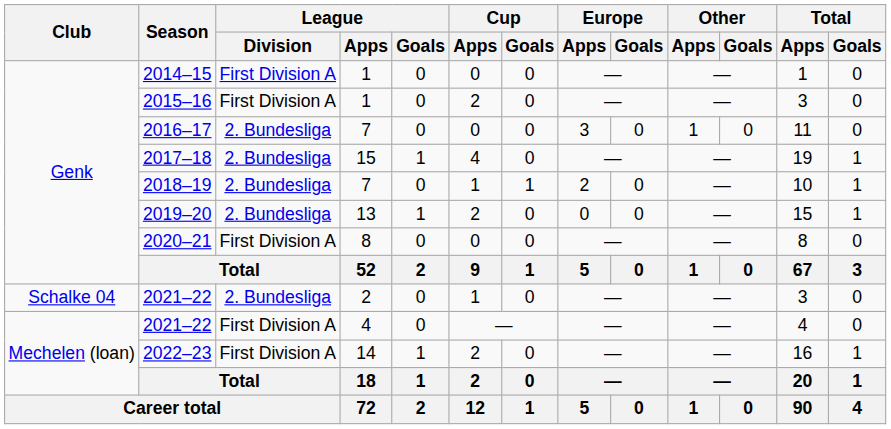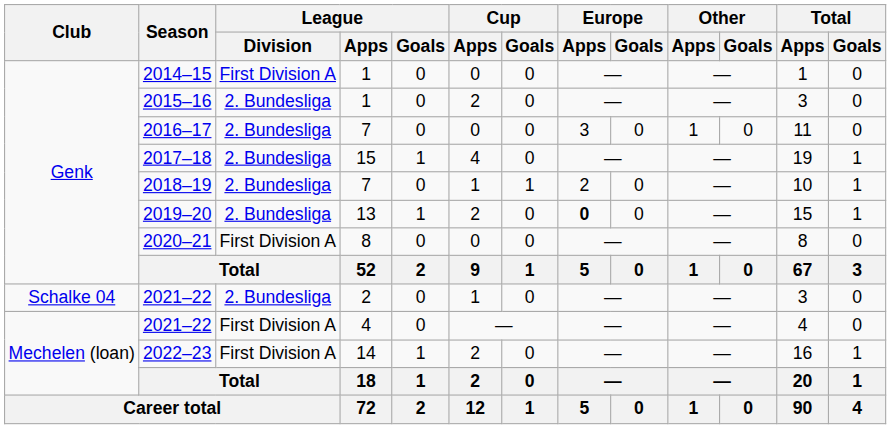(278, 102) First Division A -> (278, 102) 2. Bundesliga
(584, 213) normal -> (584, 213) bold
